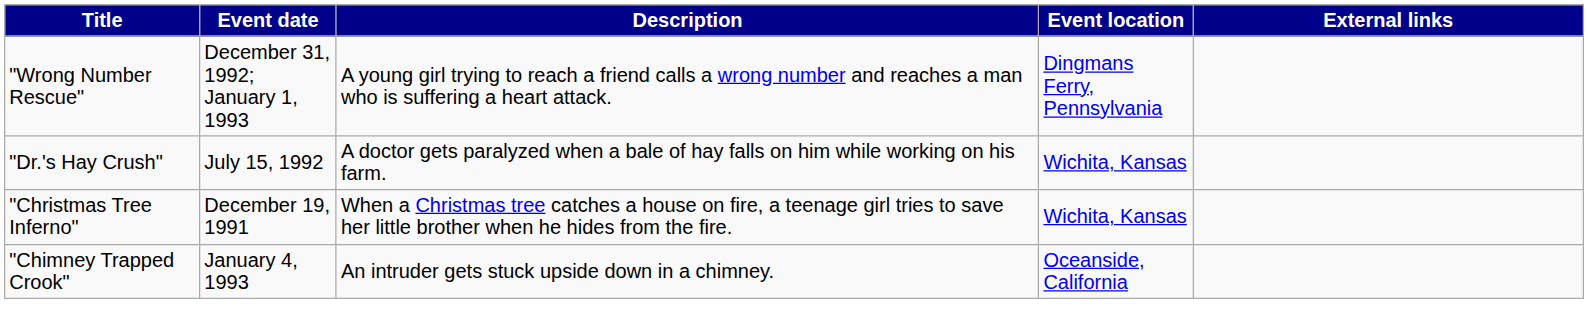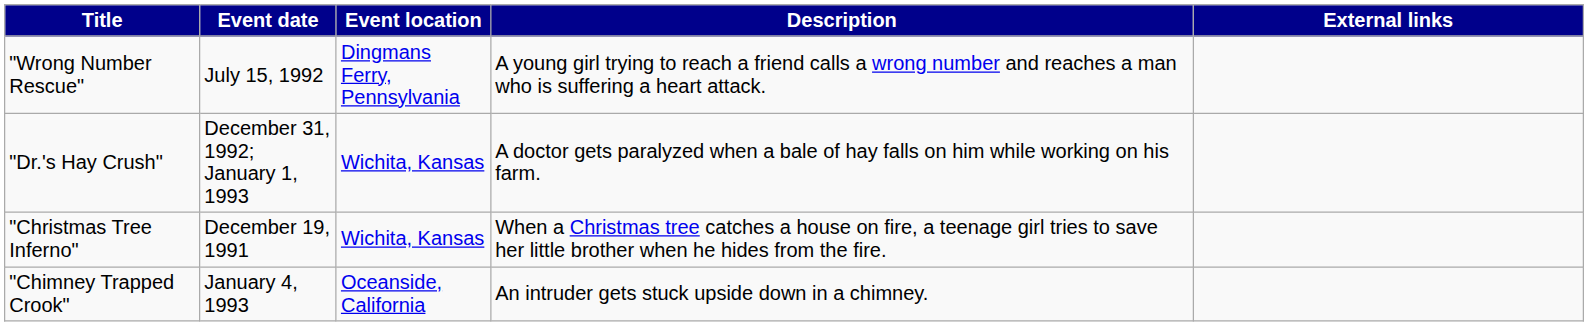columns swapped: (1116, 20) <-> (688, 20)
(267, 85) December 31, 1992; January 1, 1993 -> (264, 74) July 15, 1992
(264, 162) July 15, 1992 -> (267, 162) December 31, 1992; January 1, 1993
